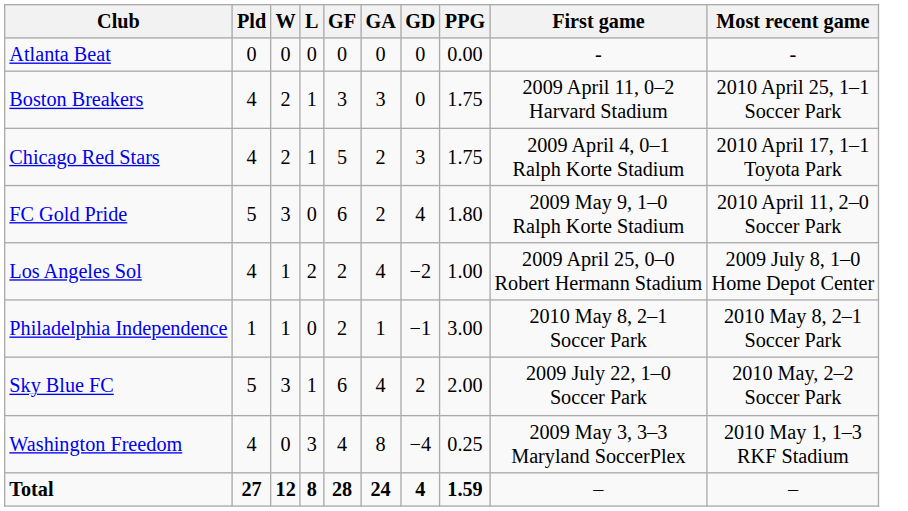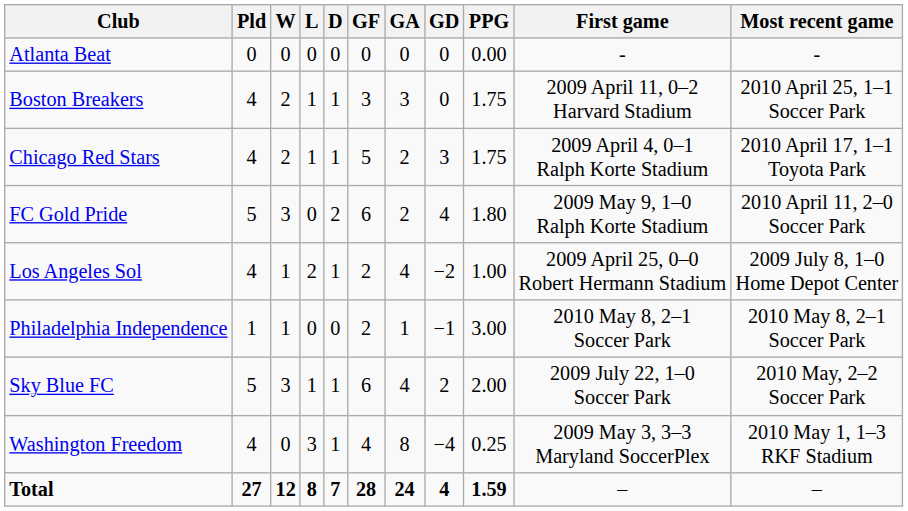+ column: (335, 21)
